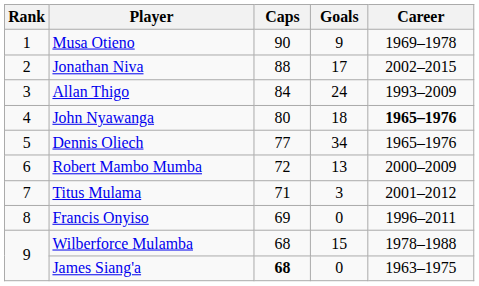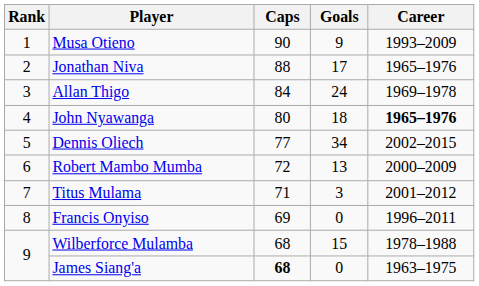(421, 42) 1969–1978 -> (421, 42) 1993–2009
(421, 67) 2002–2015 -> (421, 67) 1965–1976
(421, 92) 1993–2009 -> (421, 92) 1969–1978
(421, 142) 1965–1976 -> (421, 142) 2002–2015
